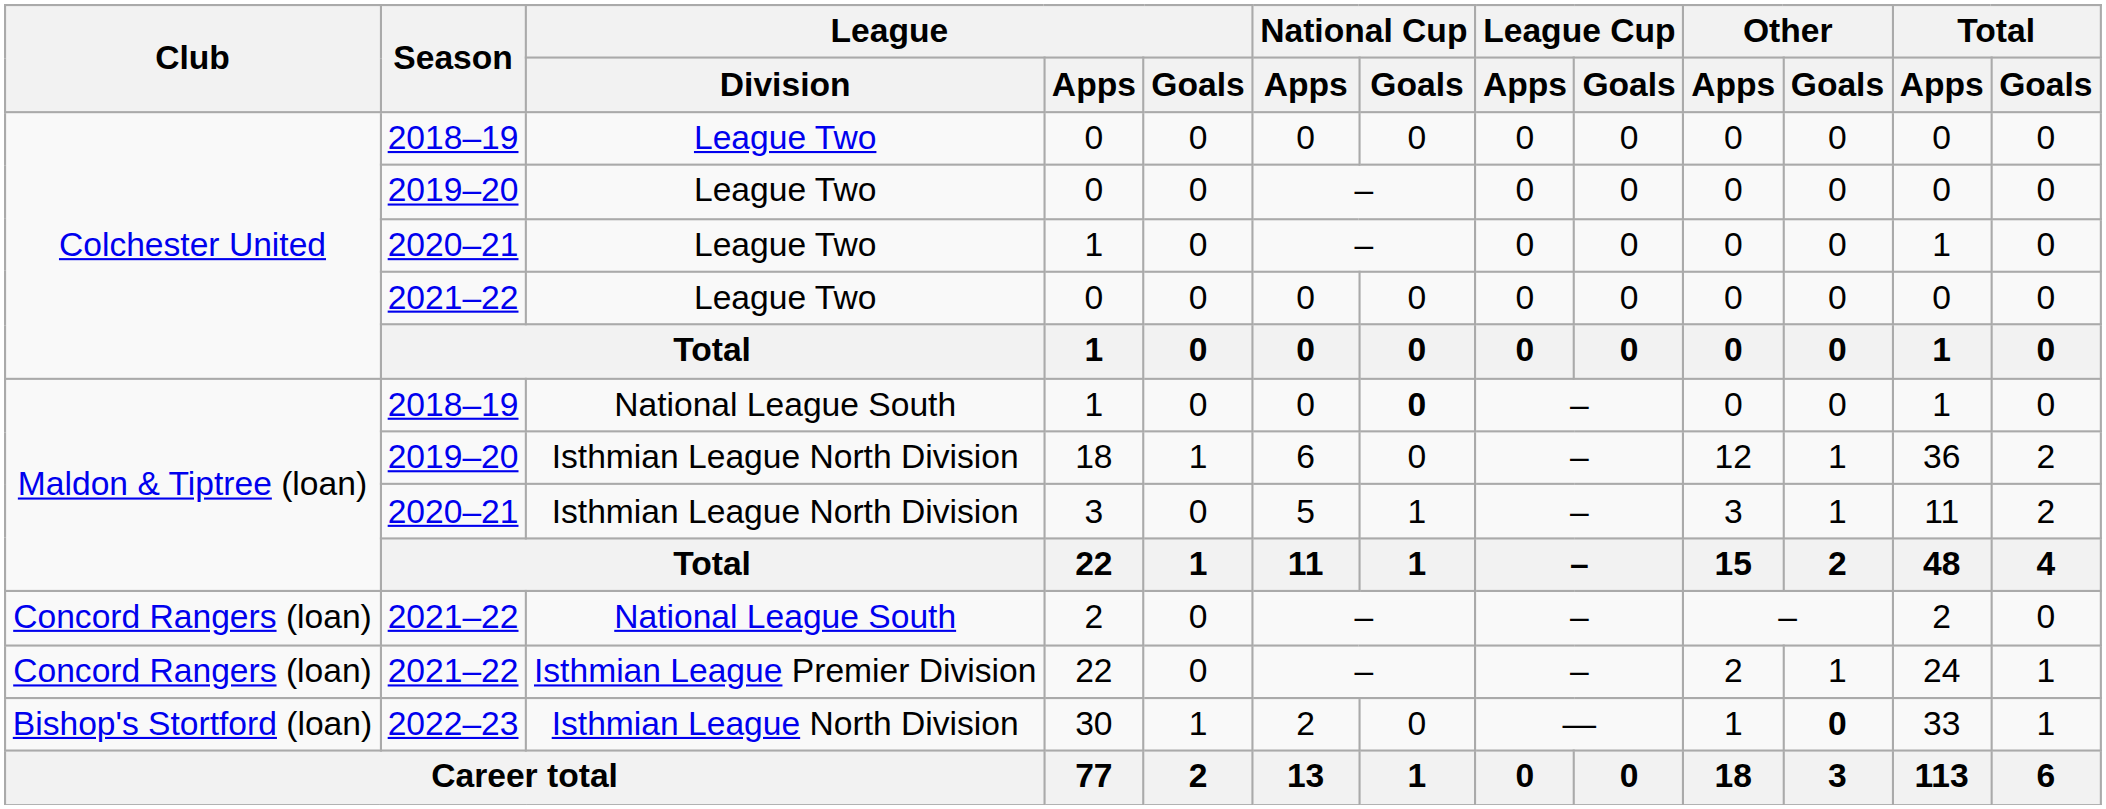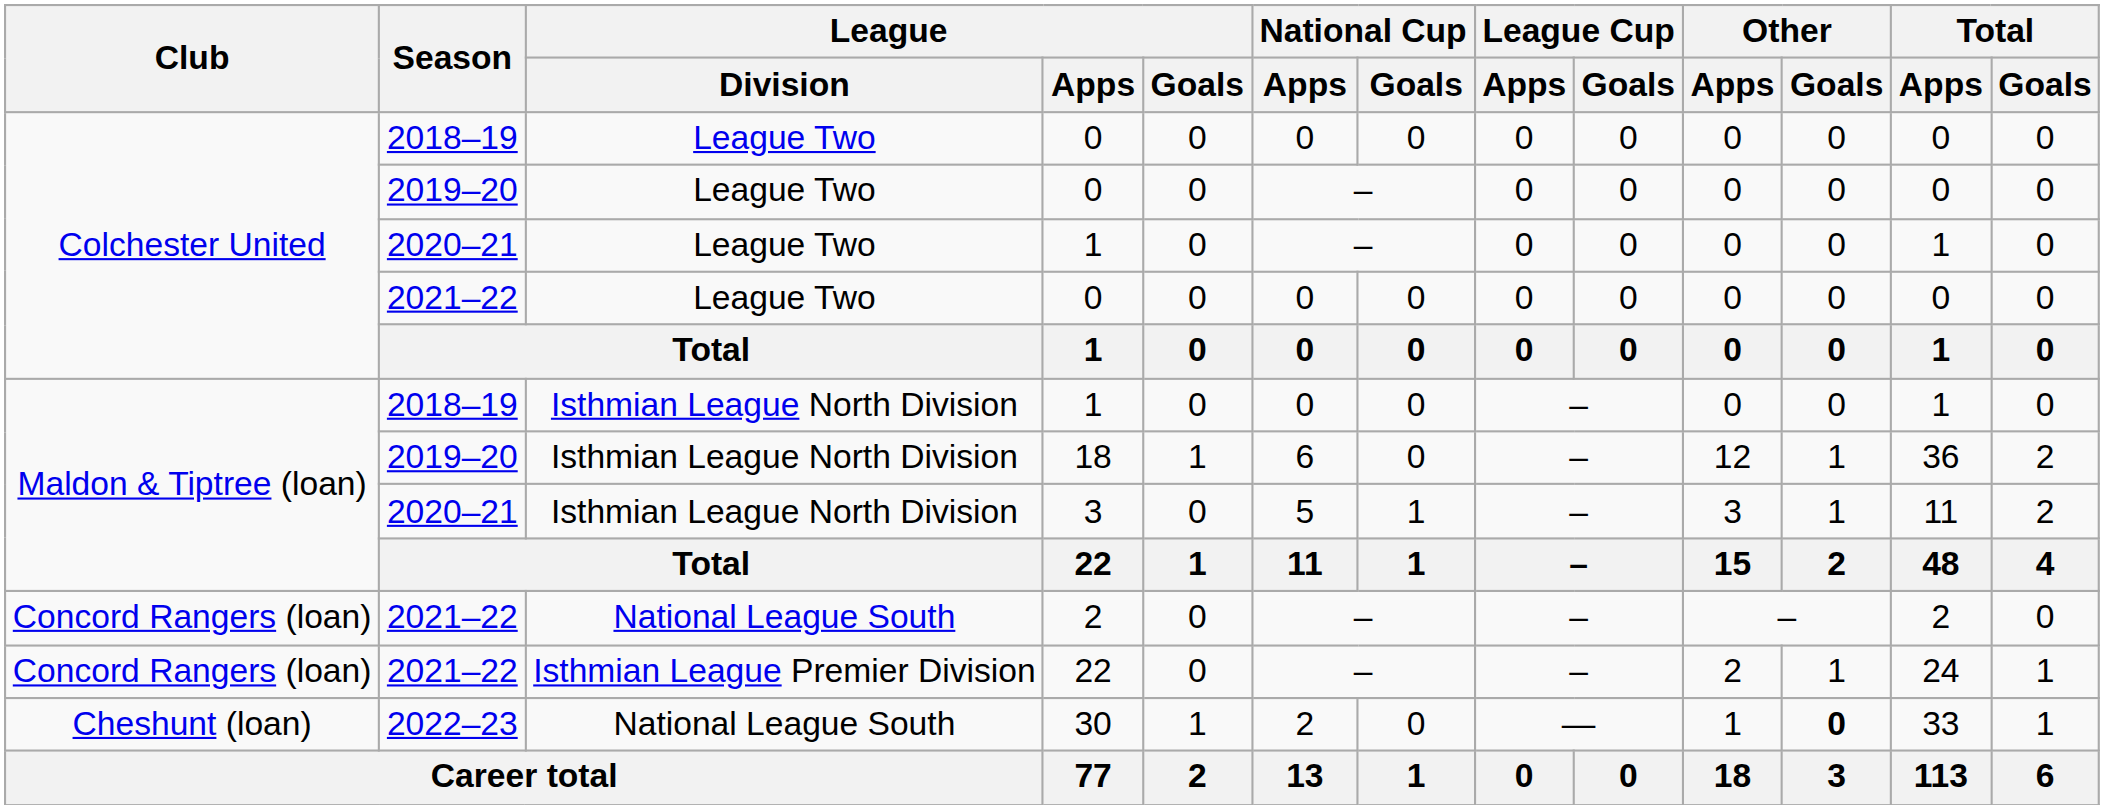(785, 404) National League South -> (784, 404) Isthmian League North Division
(1417, 404) bold -> (1416, 404) normal
(192, 723) Bishop's Stortford (loan) -> (192, 723) Cheshunt (loan)
(785, 723) Isthmian League North Division -> (784, 723) National League South
